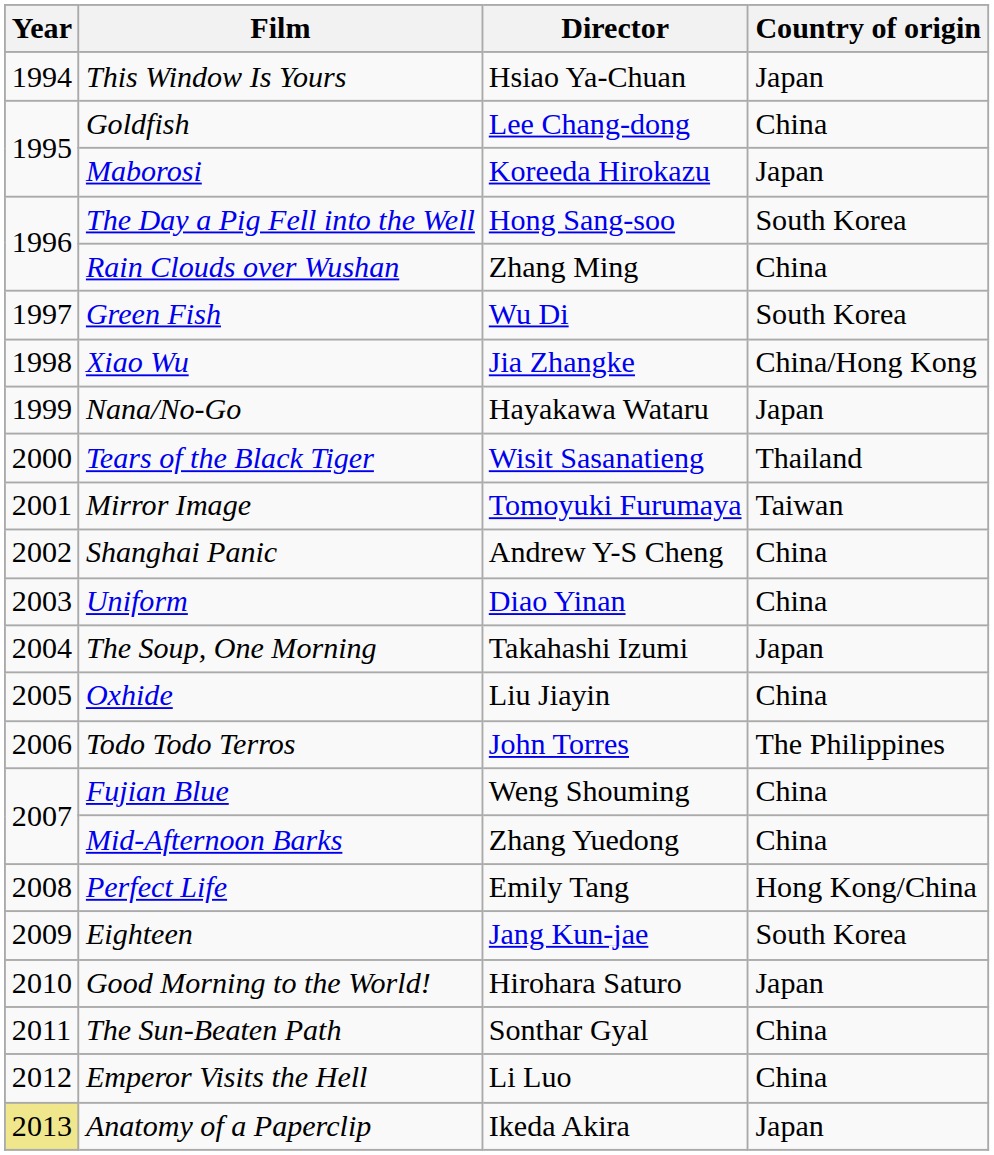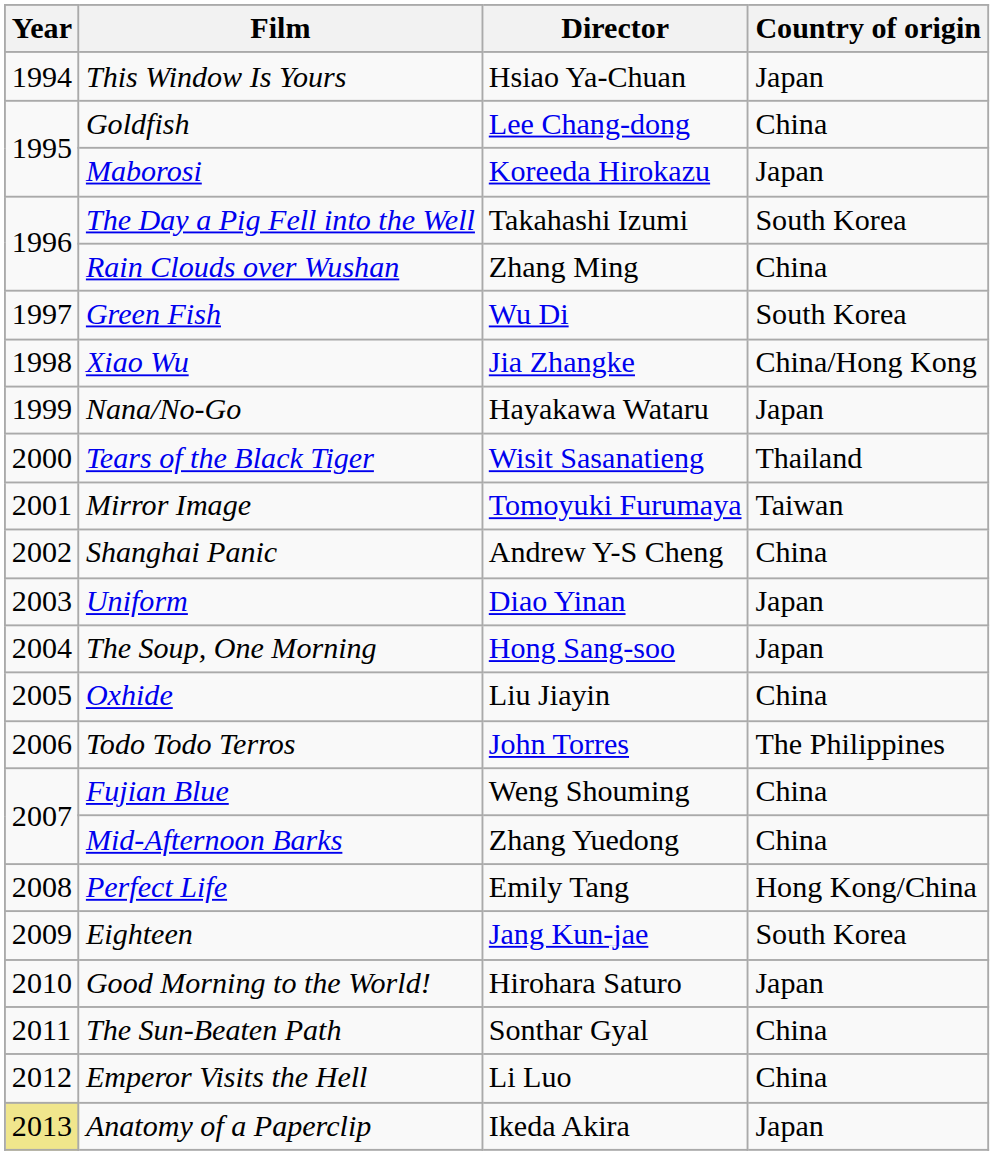(582, 219) Hong Sang-soo -> (588, 219) Takahashi Izumi
(791, 600) China -> (790, 600) Japan
(588, 648) Takahashi Izumi -> (582, 648) Hong Sang-soo
